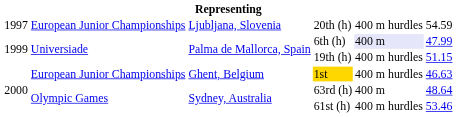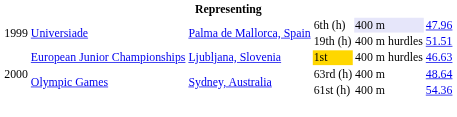- row: (333, 25)
(439, 41) 47.99 -> (439, 25) 47.96
(439, 57) 51.15 -> (439, 41) 51.51
(226, 74) Ghent, Belgium -> (235, 57) Ljubljana, Slovenia
(389, 106) 400 m hurdles -> (370, 90) 400 m
(439, 106) 53.46 -> (439, 90) 54.36
